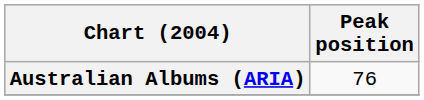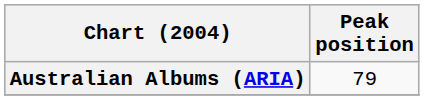(365, 79) 76 -> (365, 79) 79
